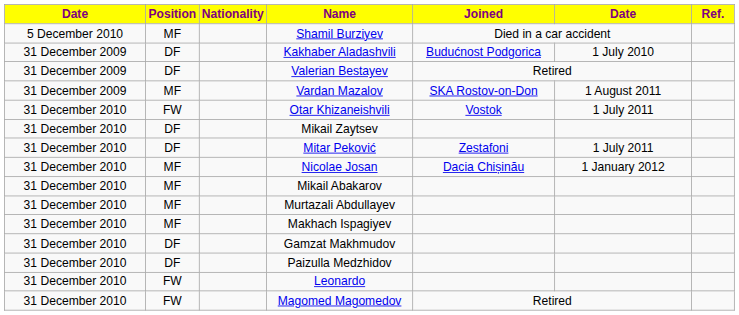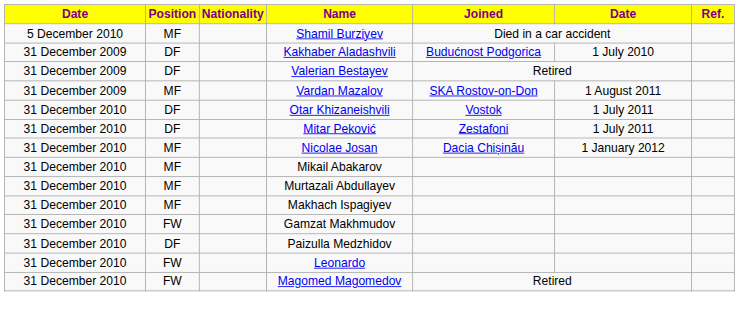(172, 110) FW -> (172, 110) DF
- row: (340, 129)
(172, 244) DF -> (172, 225) FW
